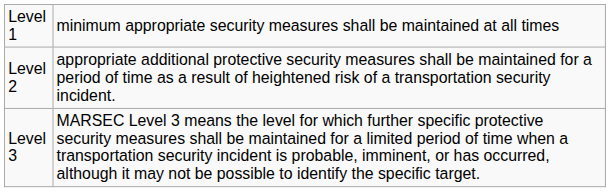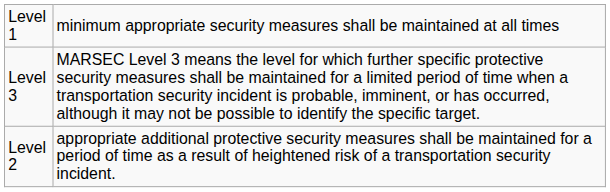rows swapped: (27, 77) <-> (27, 147)
